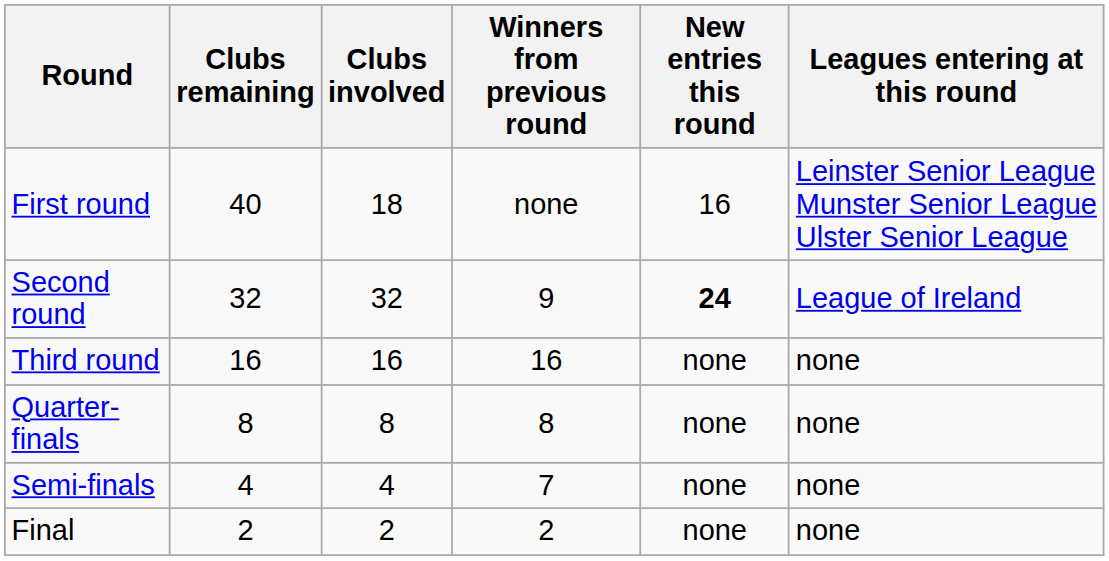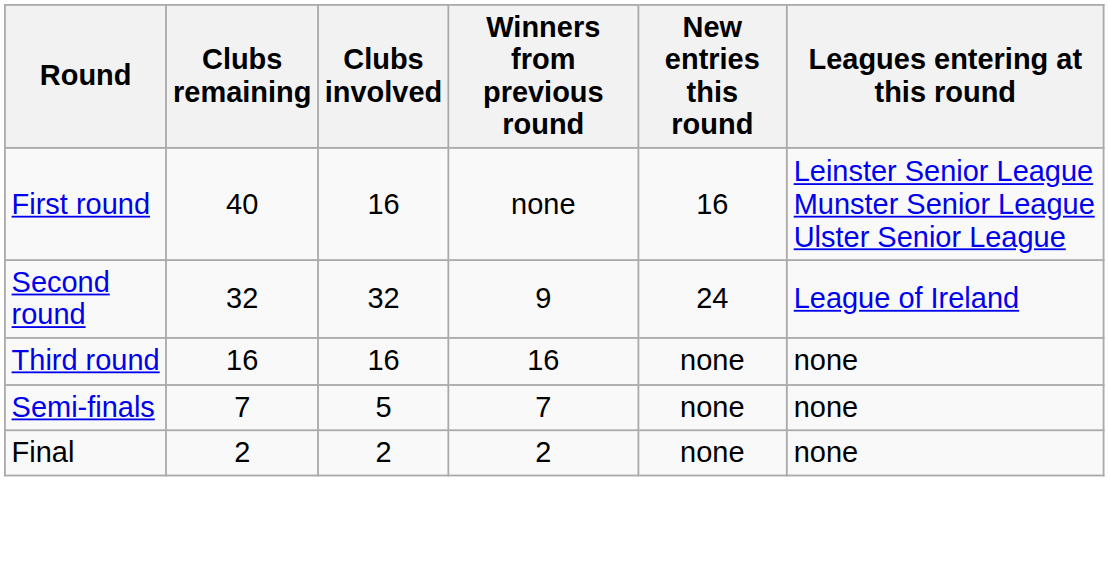(387, 203) 18 -> (383, 203) 16
(715, 298) bold -> (712, 298) normal
- row: (65, 422)
(245, 485) 4 -> (242, 406) 7
(387, 485) 4 -> (384, 406) 5
